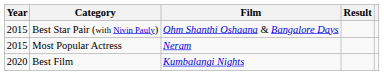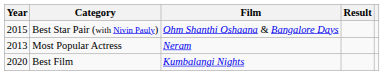(17, 45) 2015 -> (17, 45) 2013
